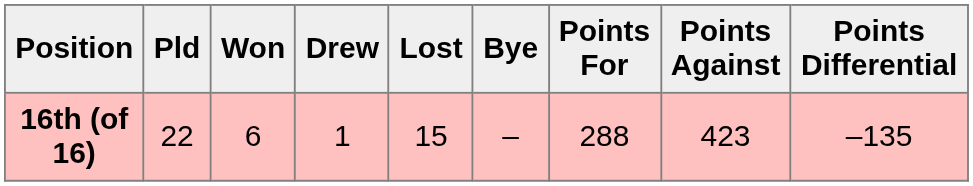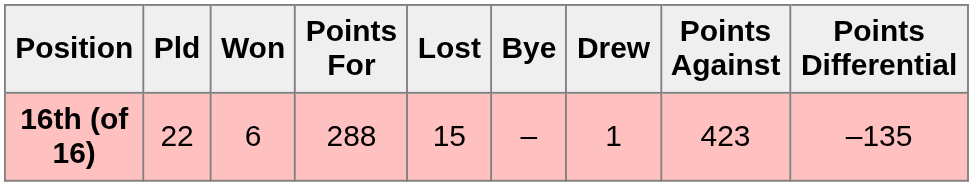columns swapped: (342, 48) <-> (604, 48)
